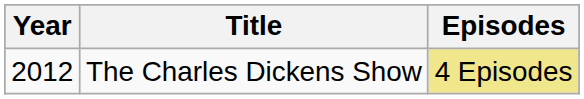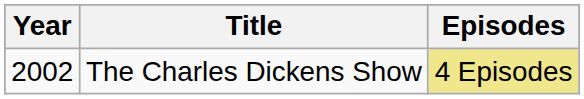(42, 70) 2012 -> (42, 70) 2002
